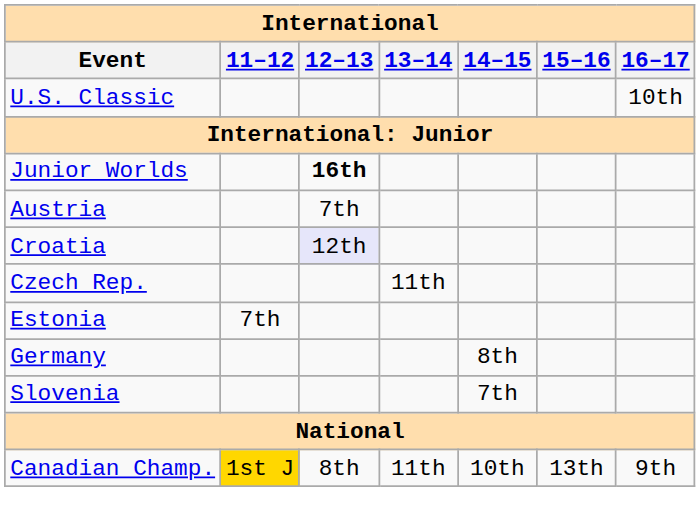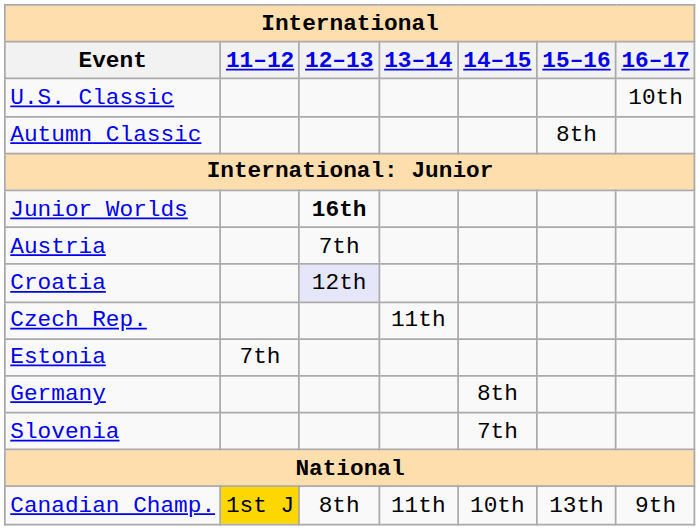+ row: (106, 135)
